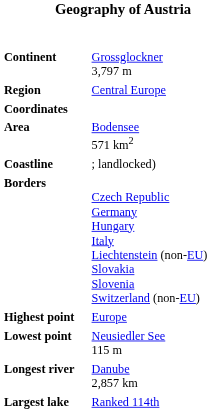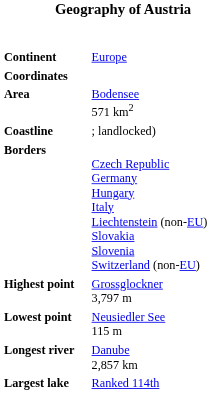(127, 64) Grossglockner 3,797 m -> (109, 56) Europe
- row: (22, 90)
(109, 316) Europe -> (127, 290) Grossglockner 3,797 m
